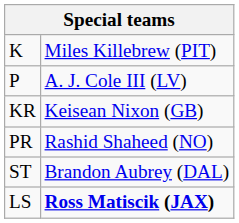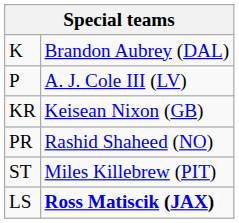(130, 50) Miles Killebrew (PIT) -> (137, 50) Brandon Aubrey (DAL)
(137, 171) Brandon Aubrey (DAL) -> (130, 171) Miles Killebrew (PIT)
